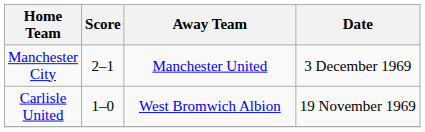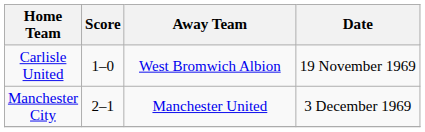rows swapped: (43, 106) <-> (43, 65)
